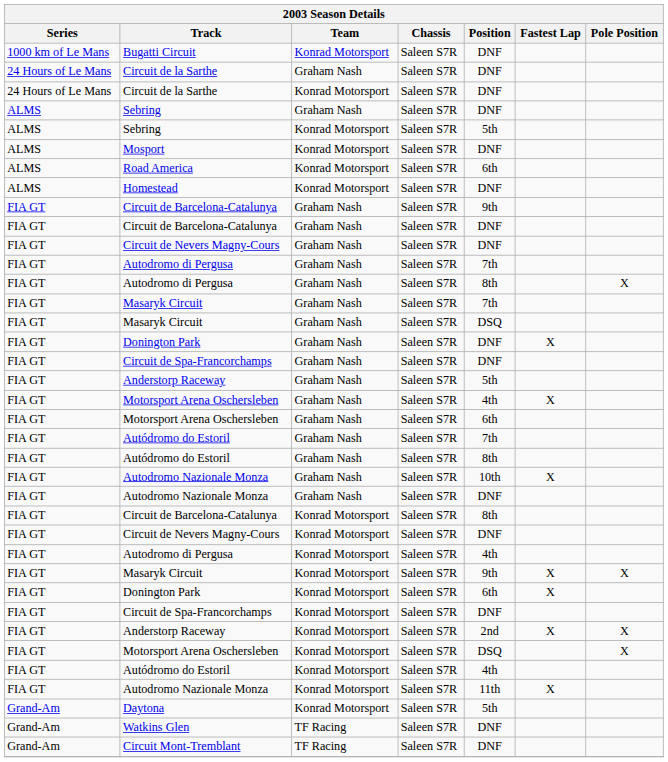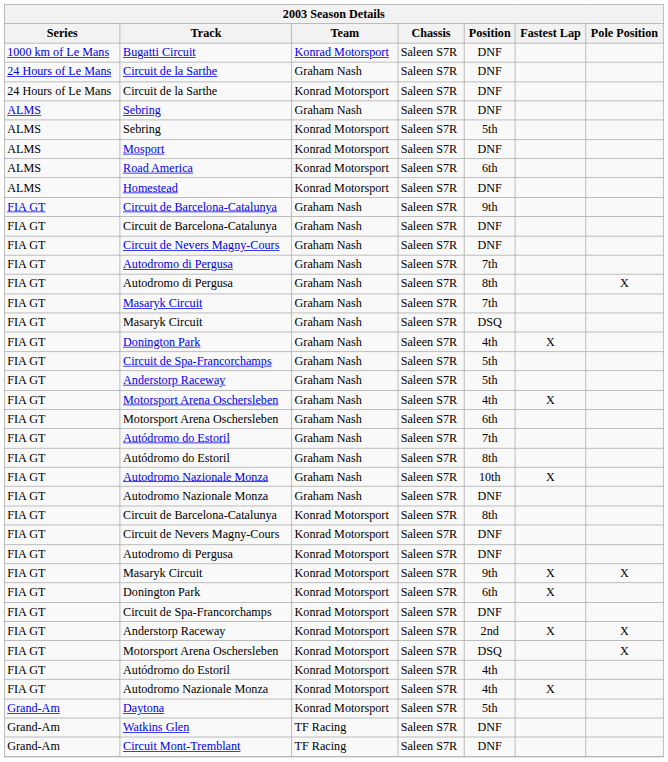(490, 341) DNF -> (490, 341) 4th
(490, 361) DNF -> (490, 361) 5th
(490, 554) 4th -> (490, 554) DNF
(490, 689) 11th -> (490, 689) 4th
